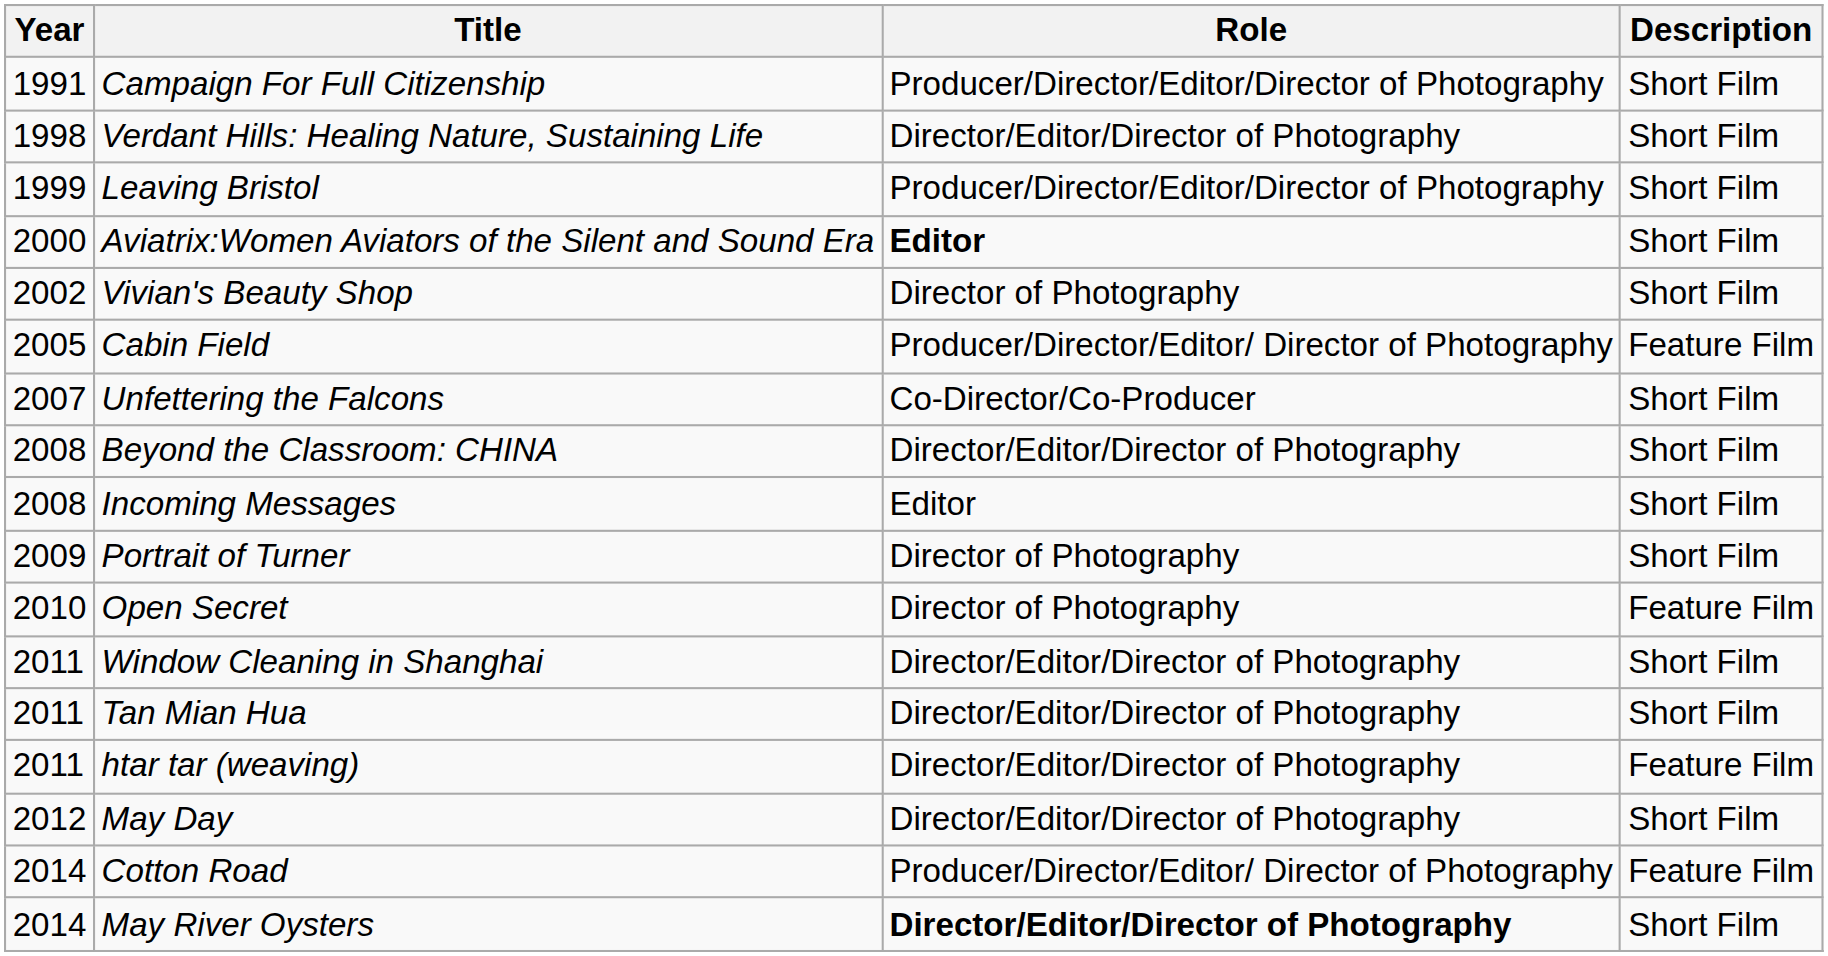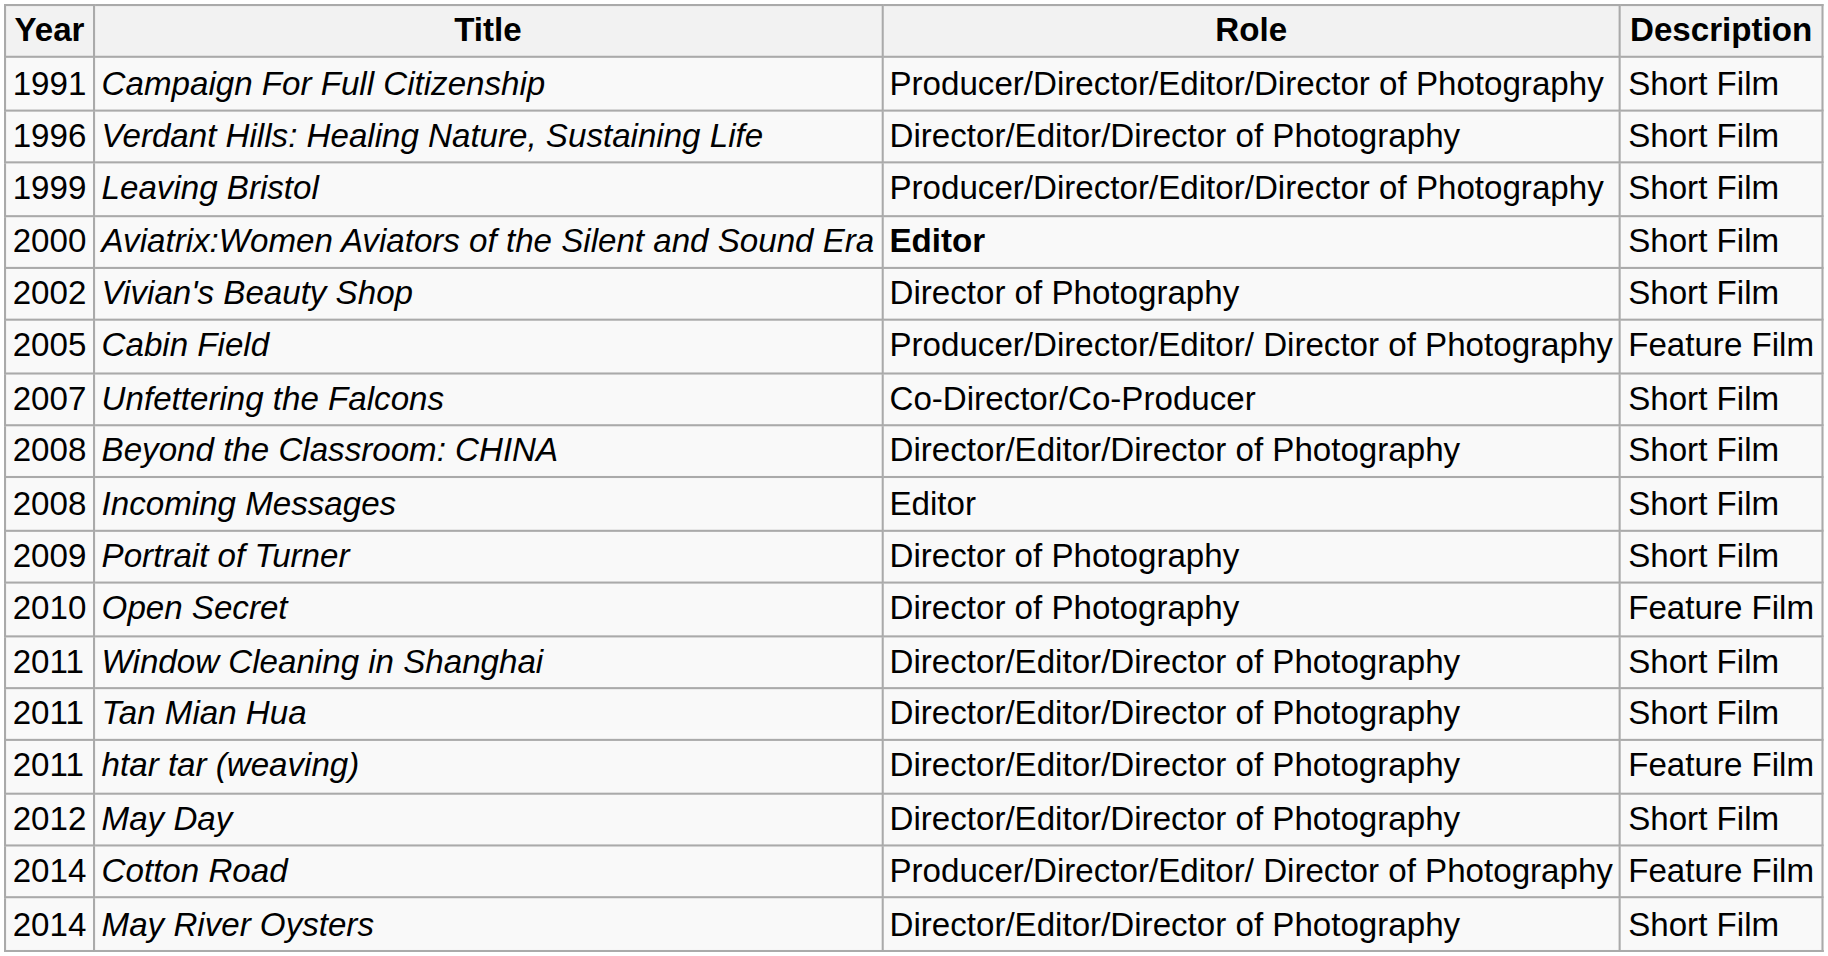(50, 135) 1998 -> (50, 135) 1996
(1200, 923) bold -> (1175, 923) normal
